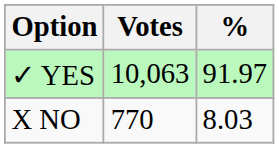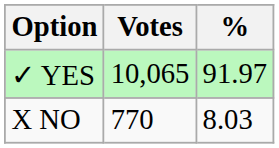(150, 73) 10,063 -> (150, 73) 10,065
